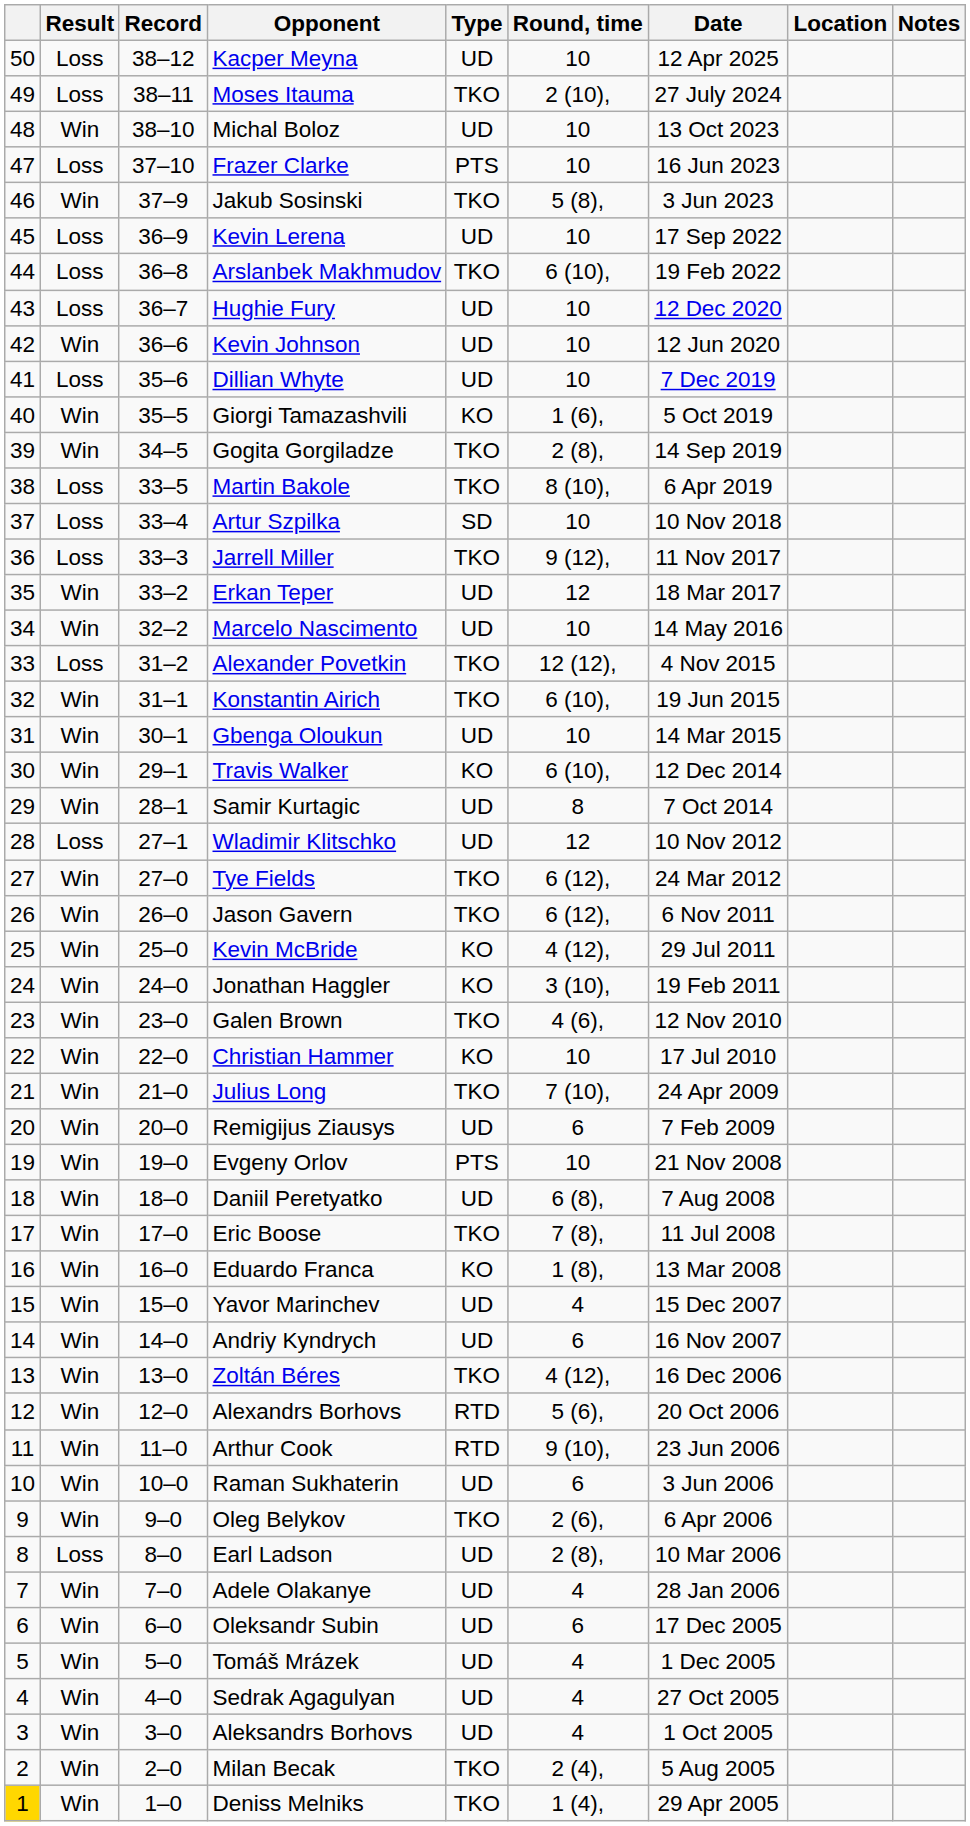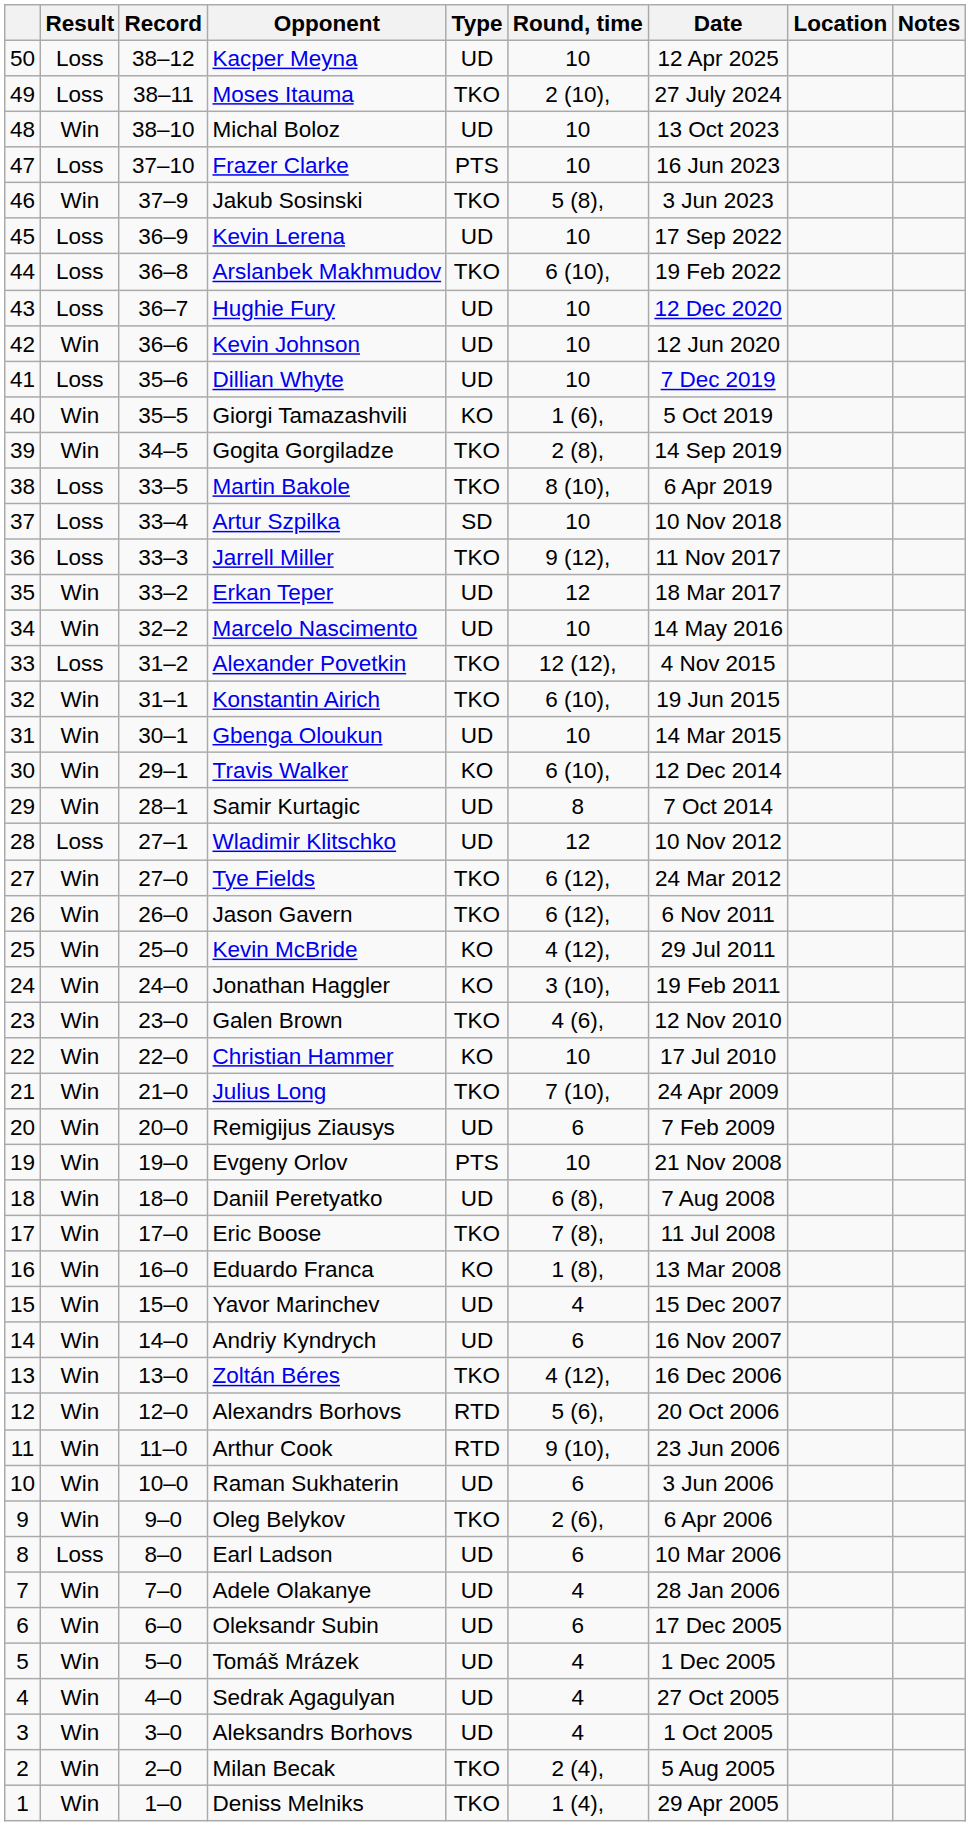(578, 1554) 2 (8), -> (578, 1554) 6
(22, 1803) gold background -> (22, 1803) no background
